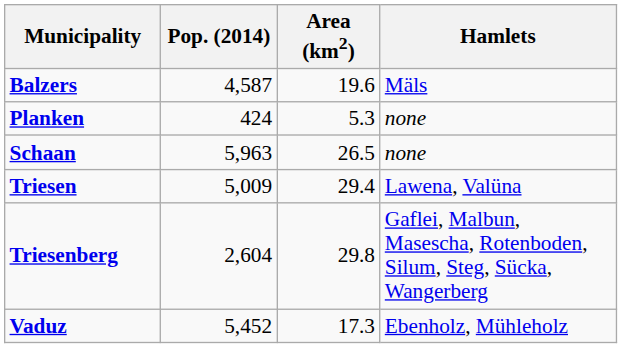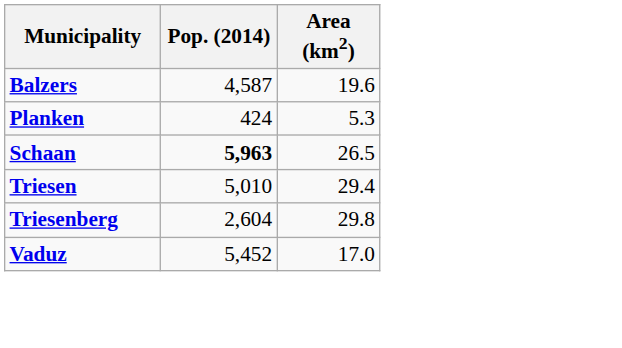- column: (498, 36)
(248, 152) normal -> (248, 152) bold
(248, 186) 5,009 -> (248, 186) 5,010
(356, 325) 17.3 -> (356, 253) 17.0
